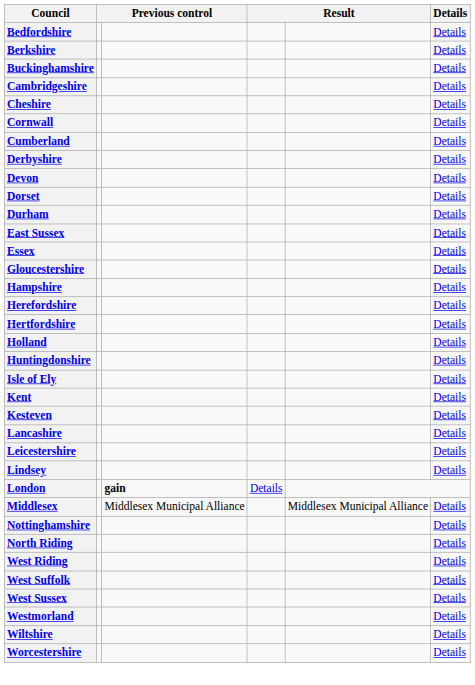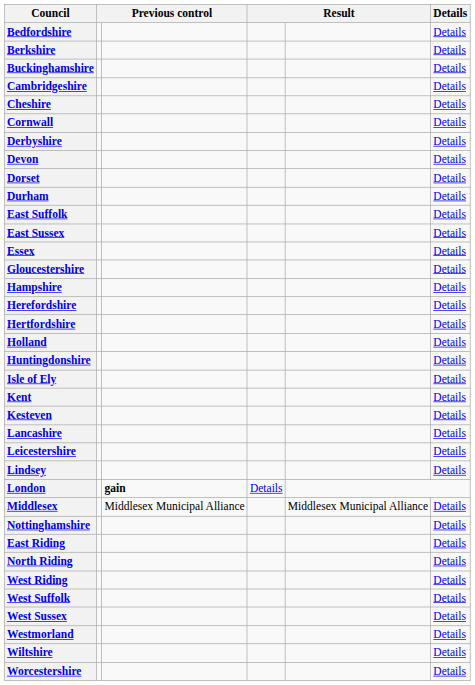- row: (38, 141)
+ row: (37, 214)
+ row: (36, 543)
